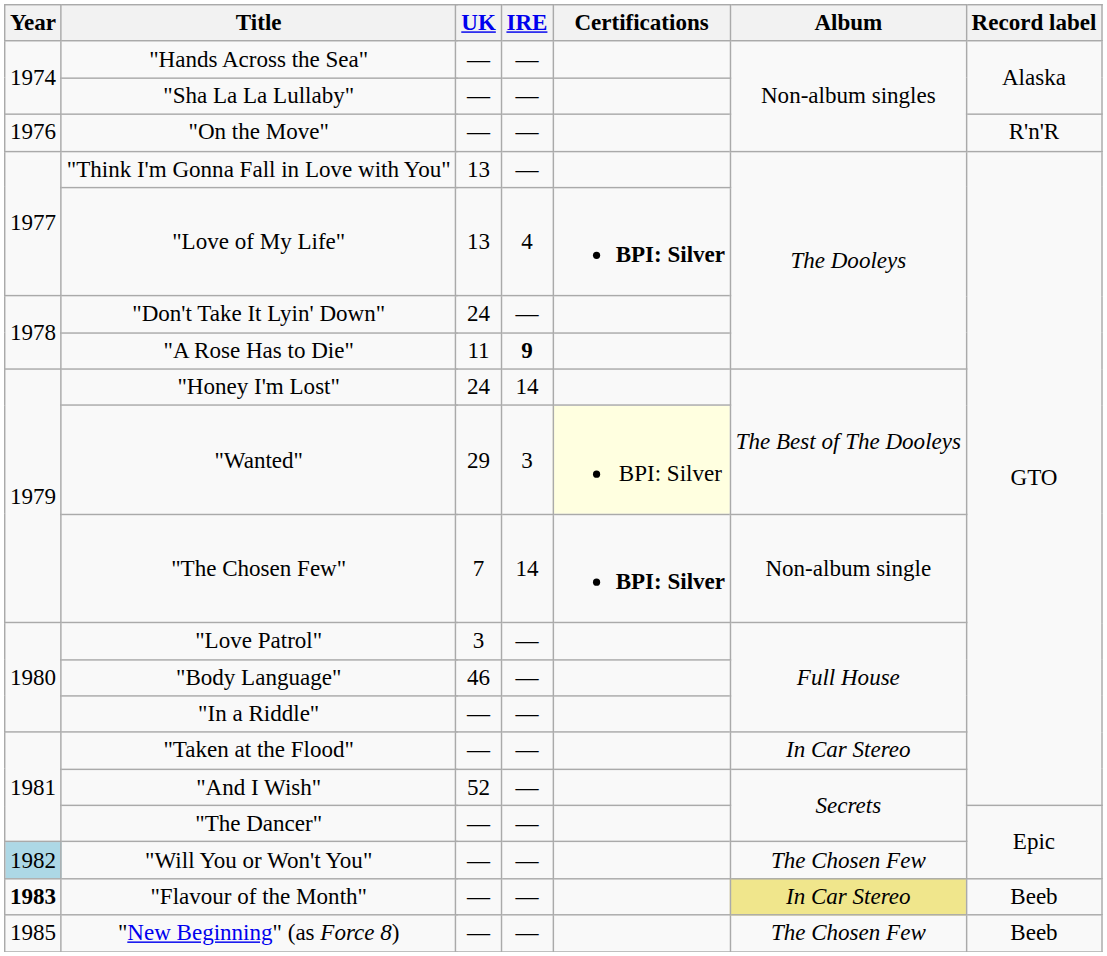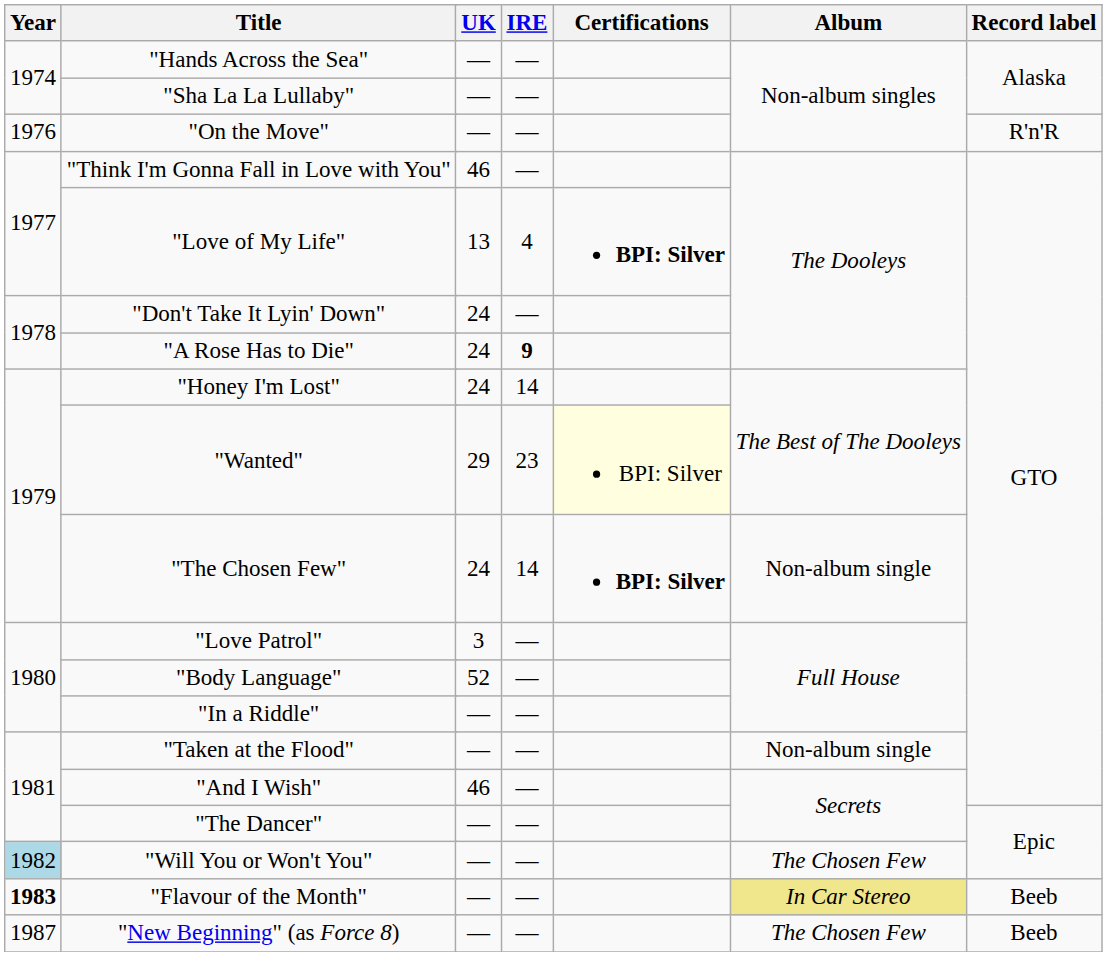(479, 168) 13 -> (479, 168) 46
(479, 350) 11 -> (479, 350) 24
(527, 459) 3 -> (527, 459) 23
(479, 568) 7 -> (479, 568) 24
(479, 677) 46 -> (479, 677) 52
(848, 750) In Car Stereo -> (848, 750) Non-album single
(479, 786) 52 -> (479, 786) 46
(33, 933) 1985 -> (33, 933) 1987
